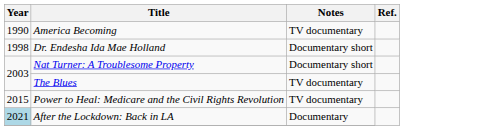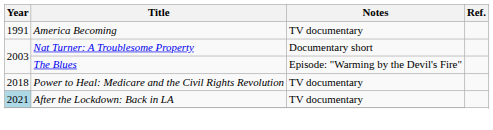(18, 30) 1990 -> (18, 30) 1991
- row: (99, 47)
(326, 82) TV documentary -> (375, 64) Episode: "Warming by the Devil's Fire"
(18, 99) 2015 -> (18, 82) 2018
(319, 116) Documentary -> (326, 99) TV documentary
